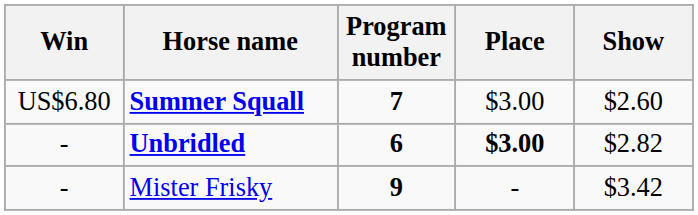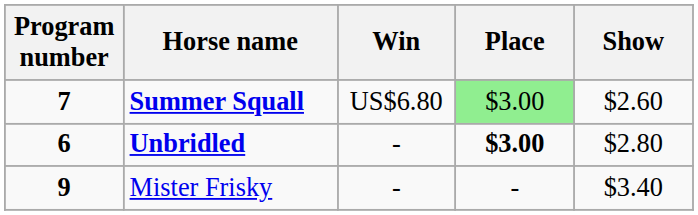columns swapped: (396, 42) <-> (64, 42)
(515, 101) no background -> (515, 101) lightgreen background
(633, 144) $2.82 -> (633, 144) $2.80
(633, 188) $3.42 -> (633, 188) $3.40
